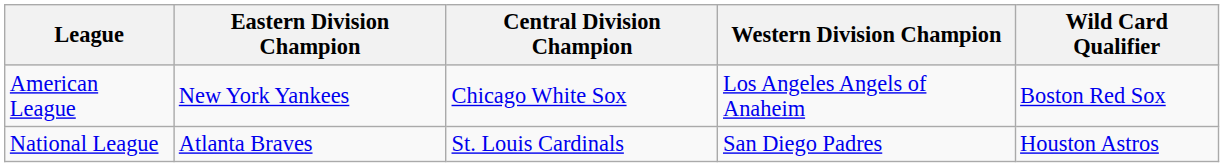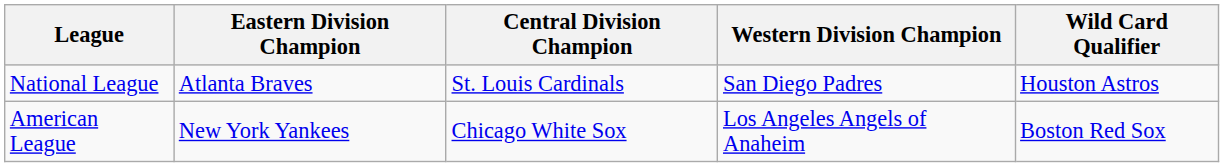rows swapped: (54, 95) <-> (84, 143)
